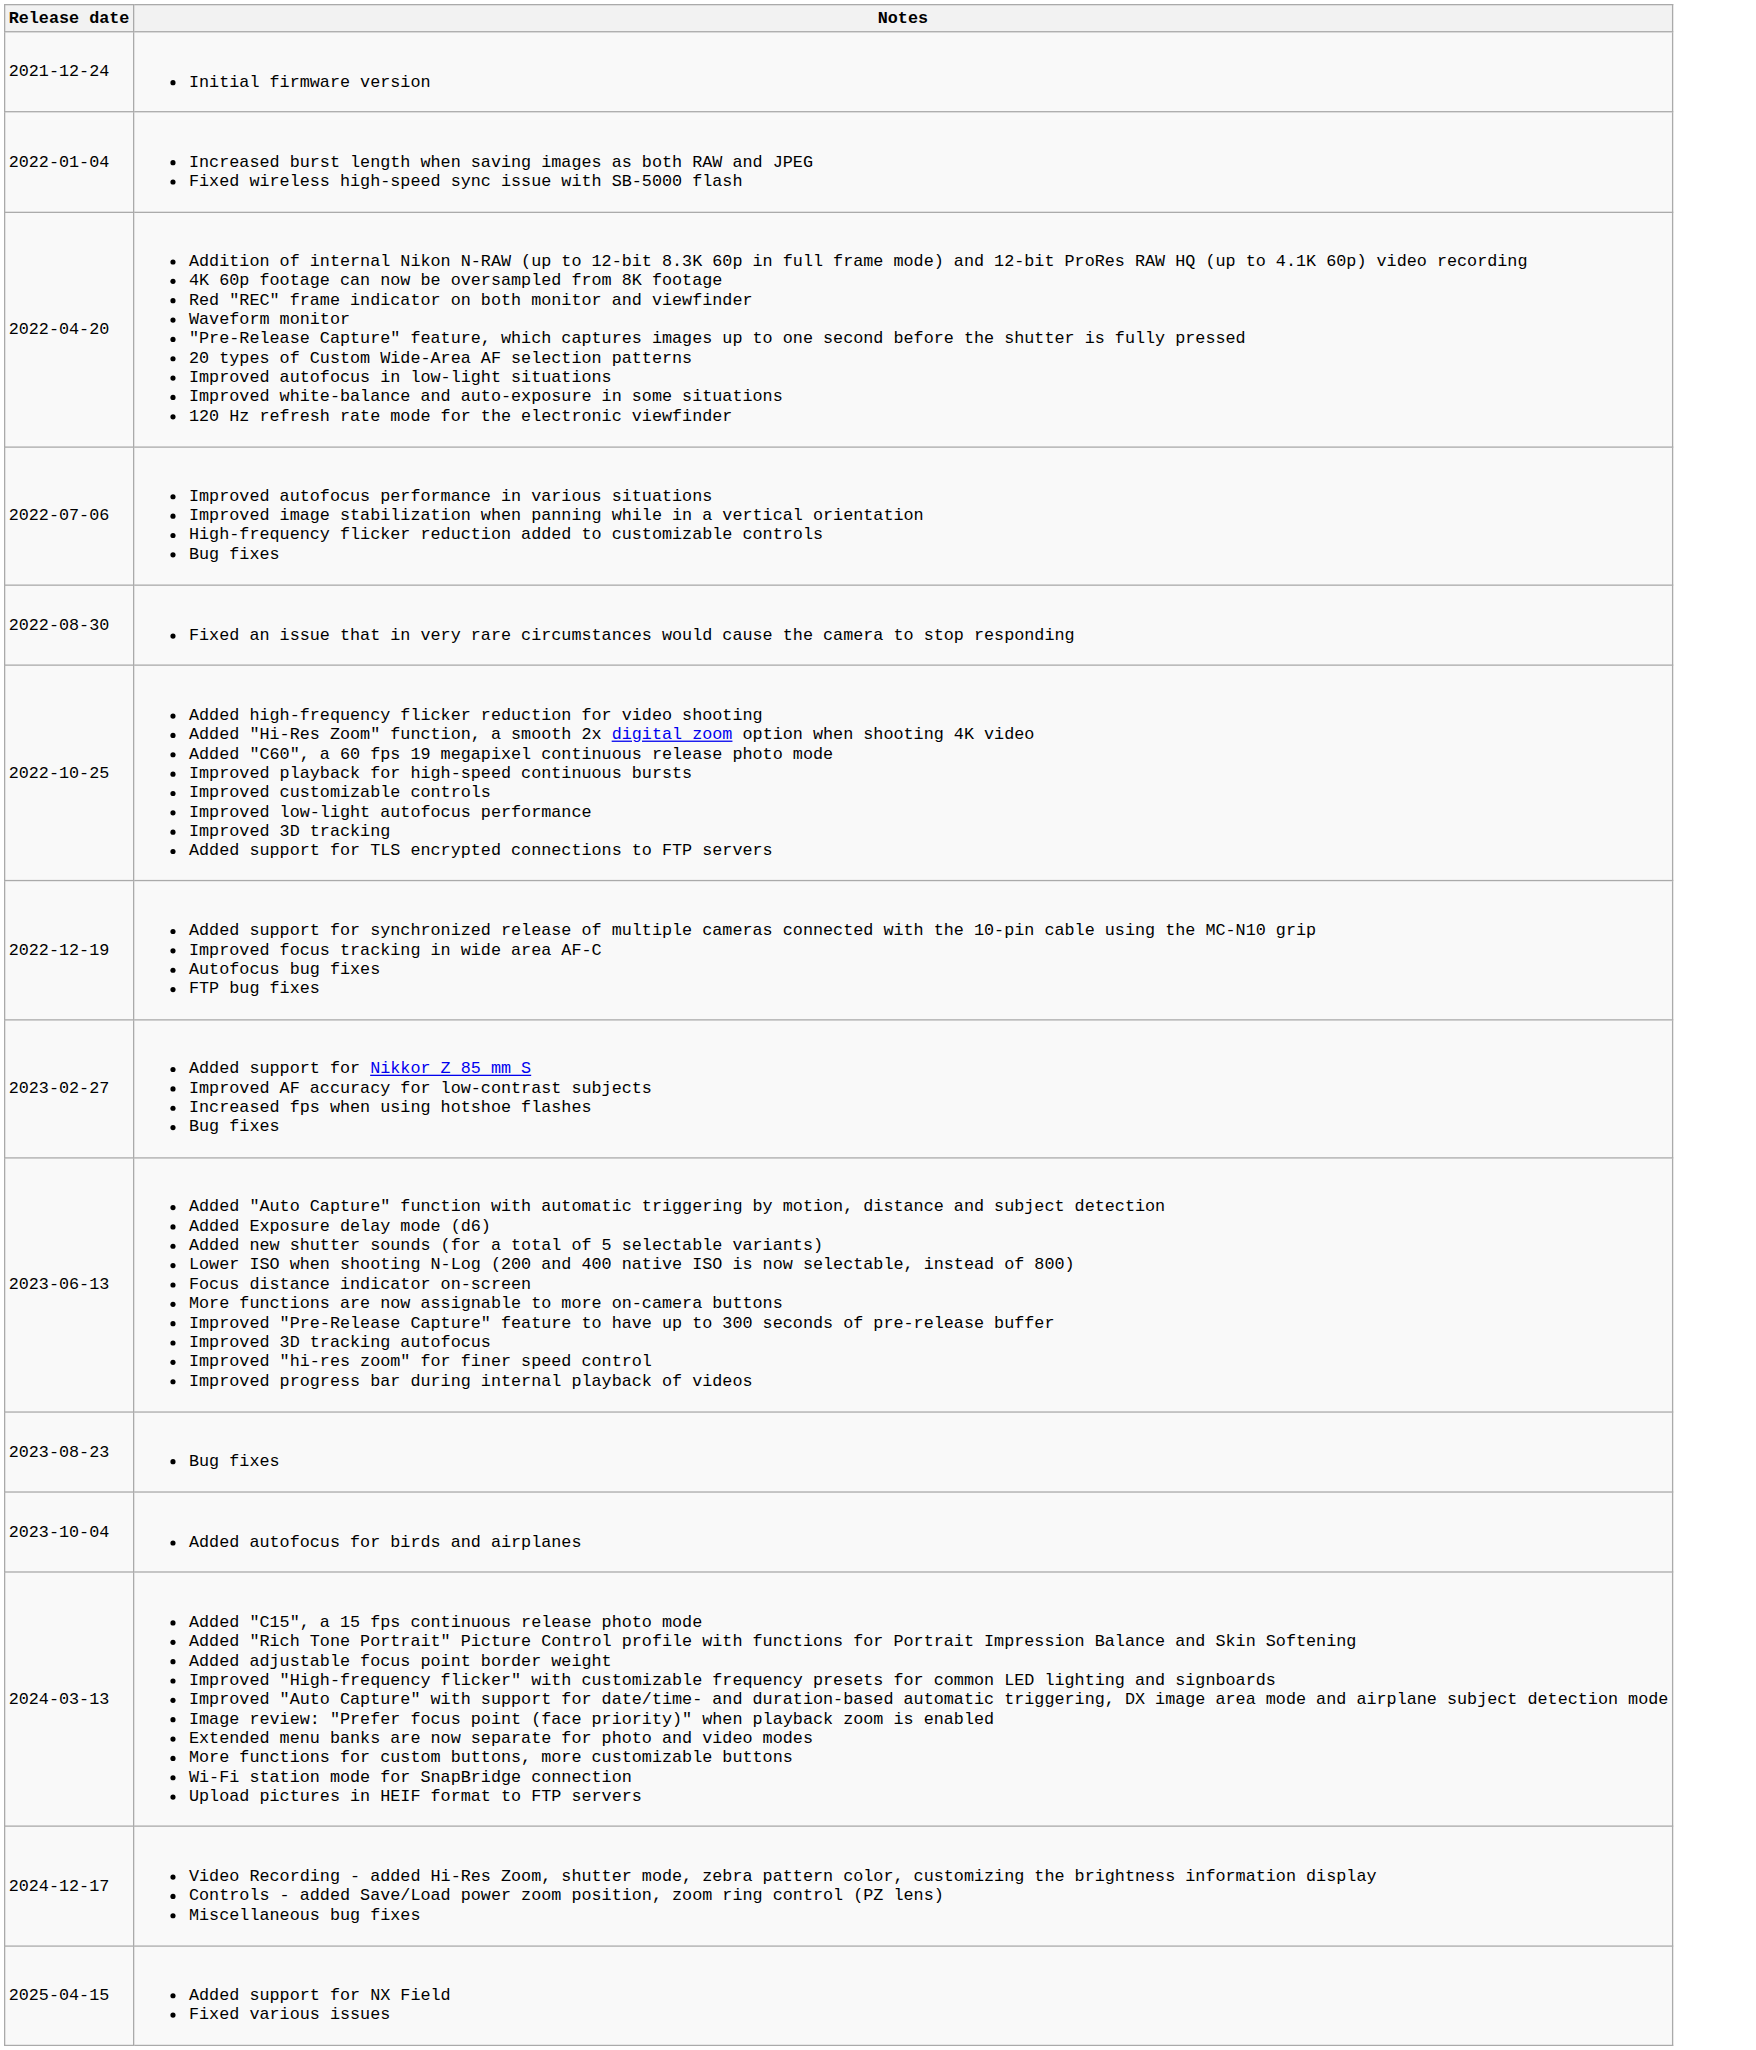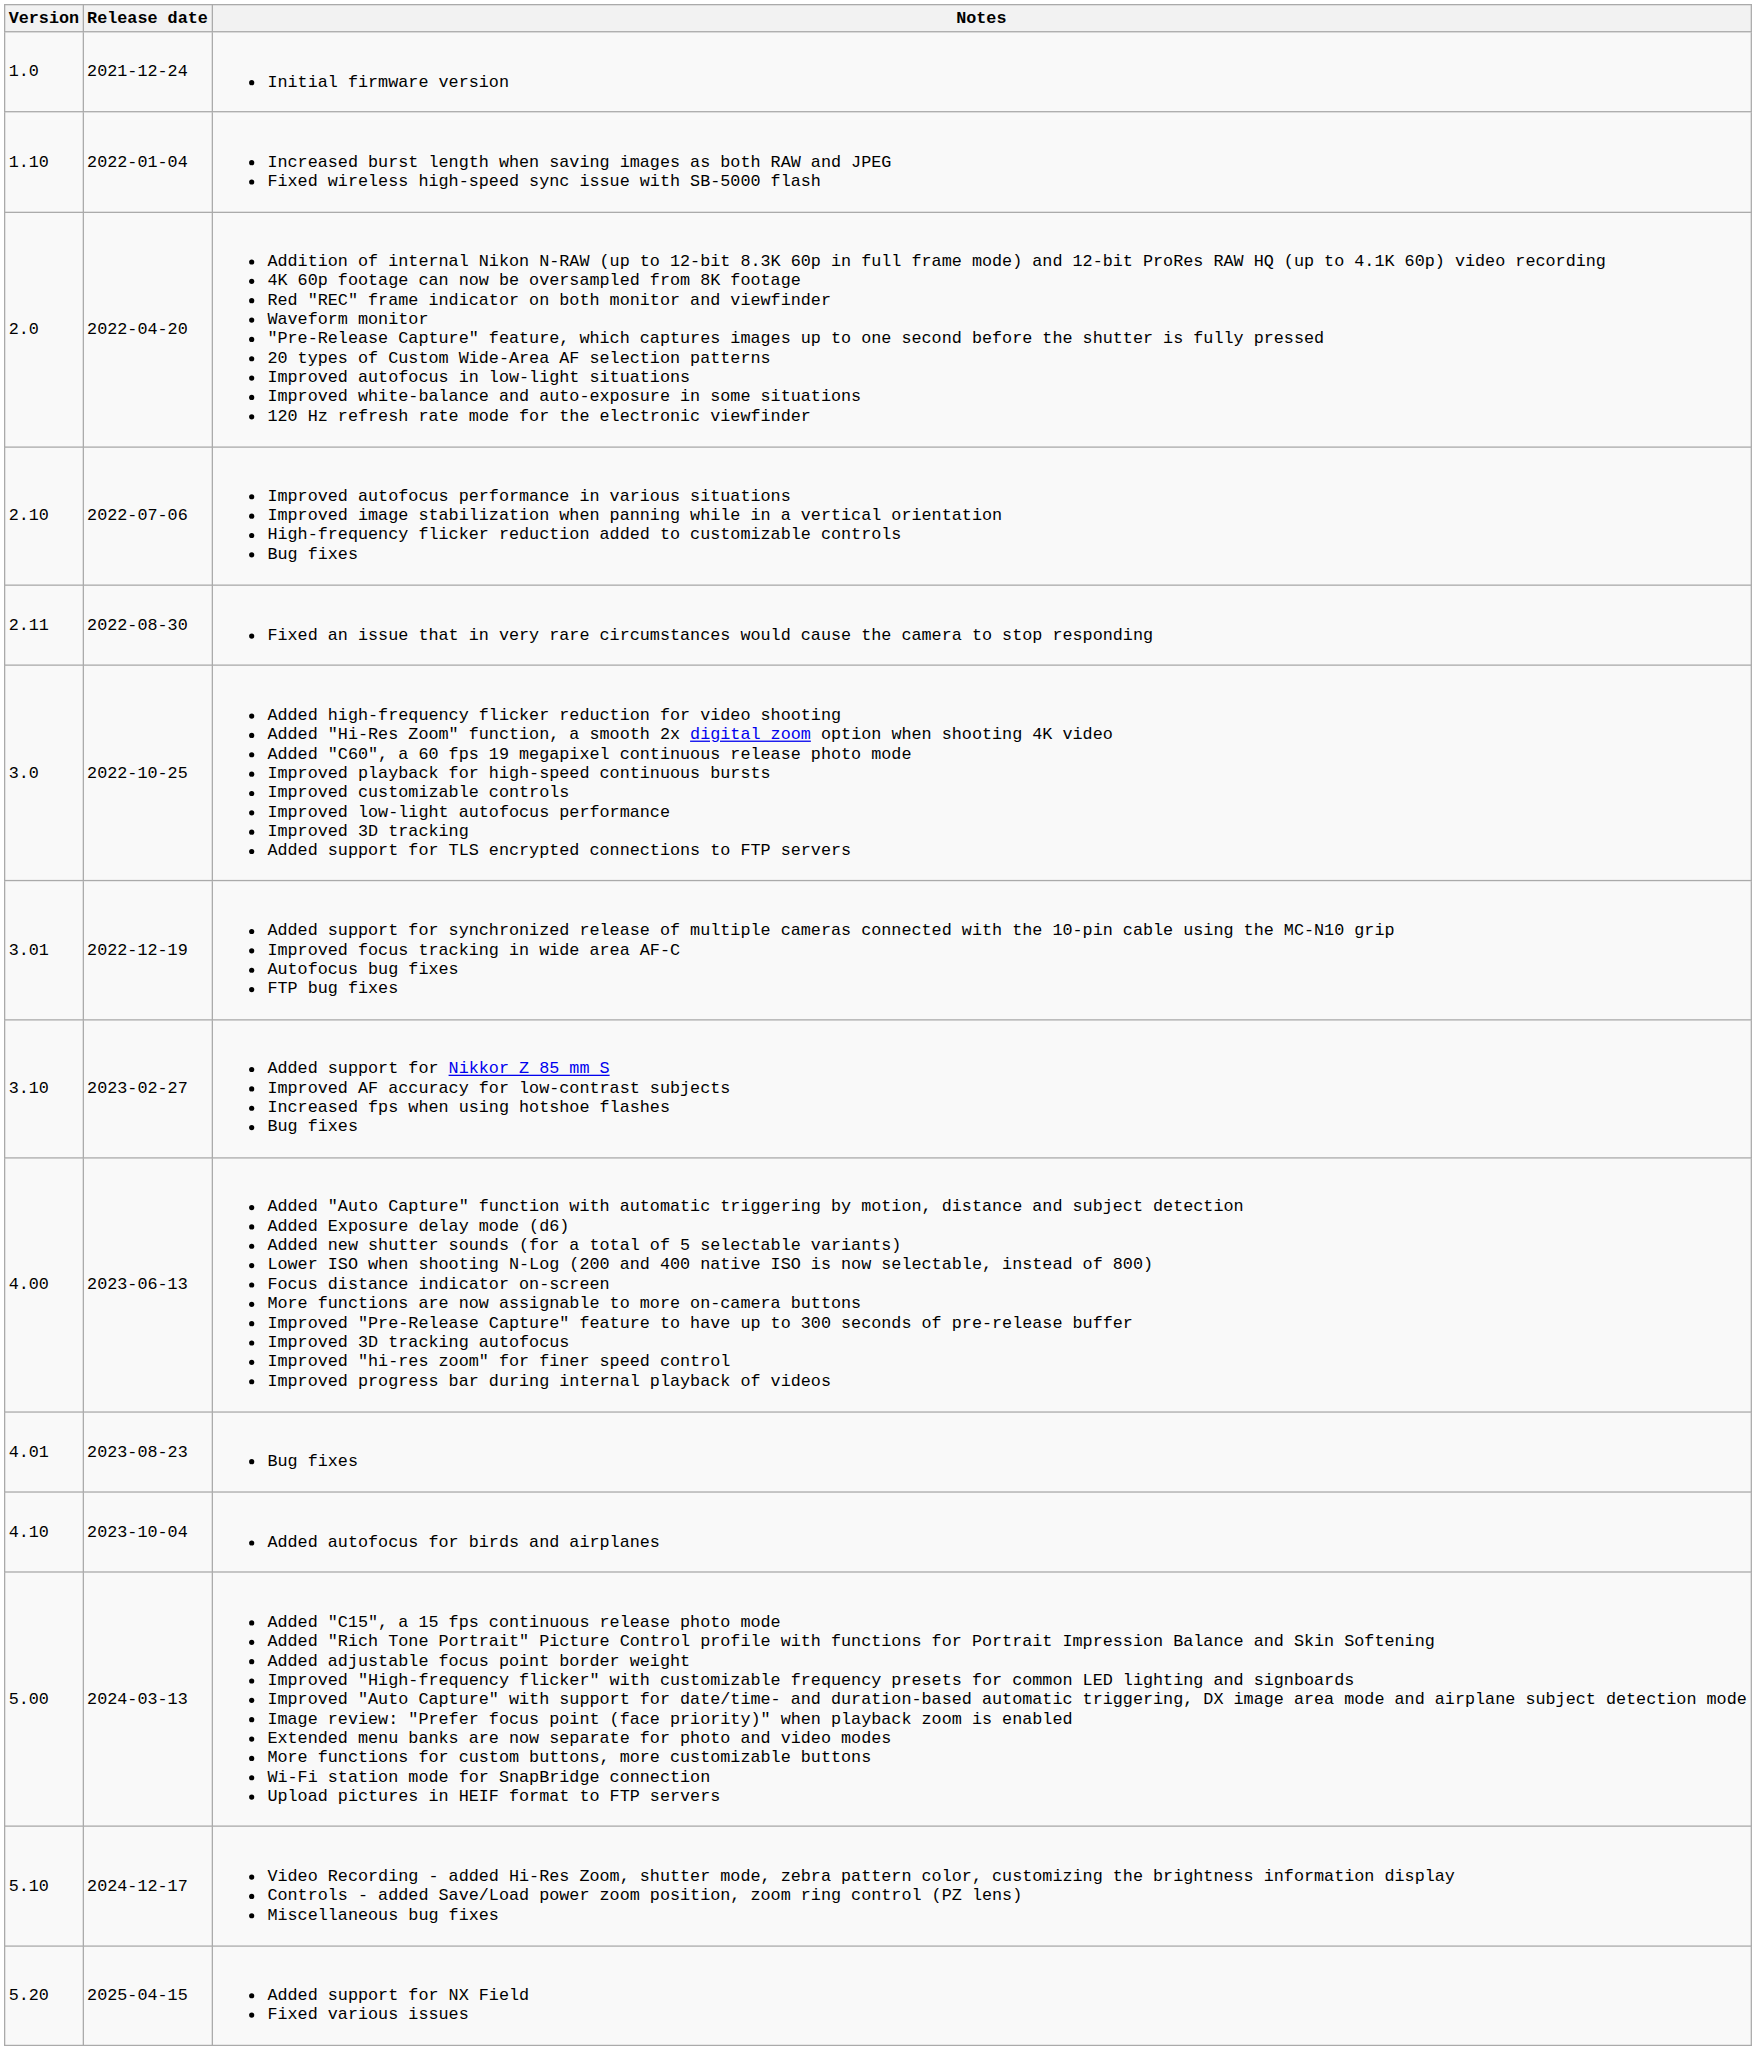+ column: (44, 18)
